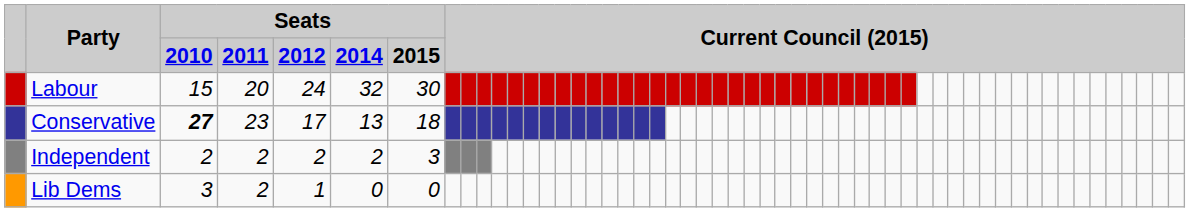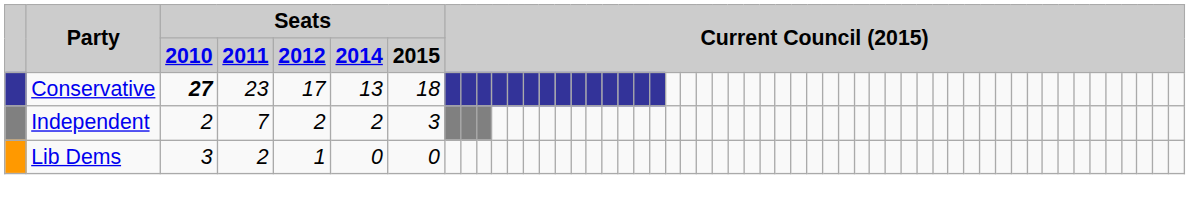- row: (64, 88)
(263, 156) 2 -> (263, 122) 7
